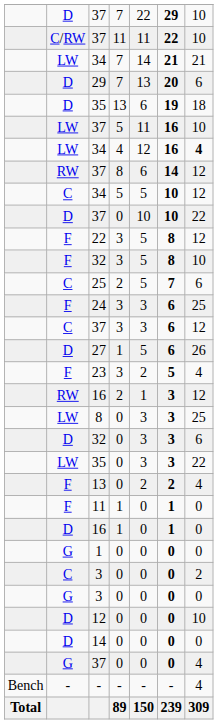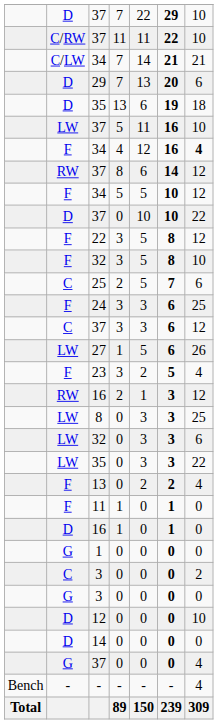(68, 60) LW -> (68, 60) C/LW
(68, 149) LW -> (68, 149) F
(68, 194) C -> (68, 194) F
(68, 350) D -> (68, 350) LW
(68, 439) D -> (68, 439) LW
